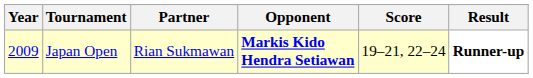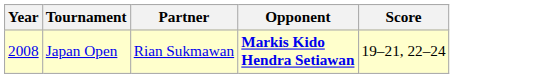- column: (488, 17)
(23, 51) 2009 -> (23, 51) 2008
